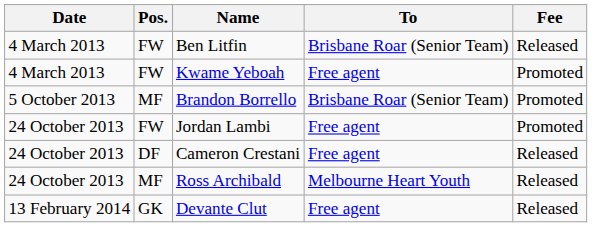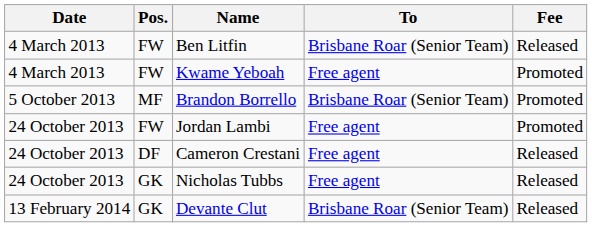- row: (228, 180)
+ row: (229, 180)
(344, 208) Free agent -> (408, 208) Brisbane Roar (Senior Team)
